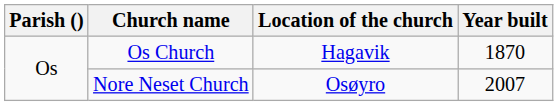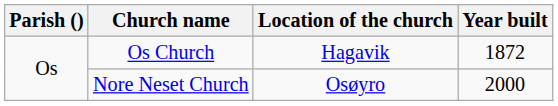(505, 52) 1870 -> (505, 52) 1872
(505, 84) 2007 -> (505, 84) 2000
